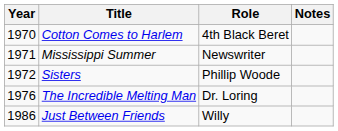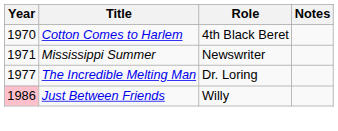- row: (61, 75)
(22, 95) 1976 -> (22, 75) 1977
(22, 116) no background -> (22, 95) pink background
